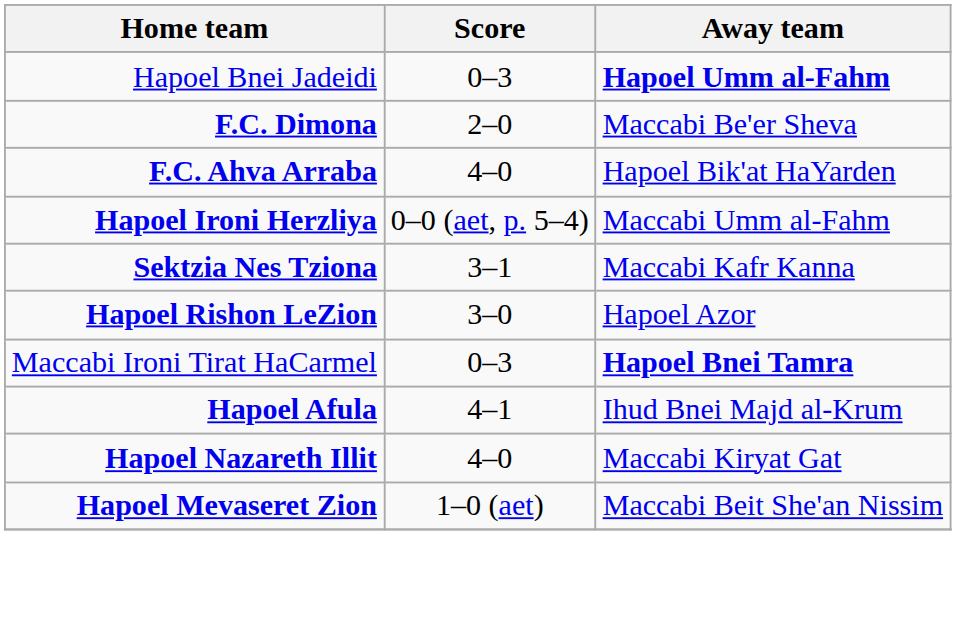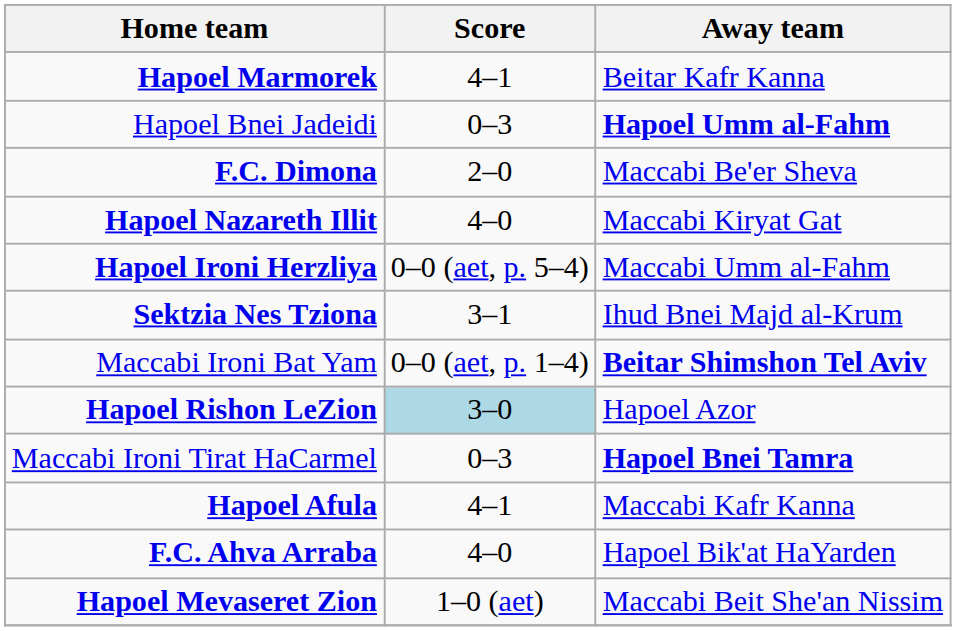+ row: (257, 76)
rows swapped: (241, 457) <-> (263, 171)
(729, 266) Maccabi Kafr Kanna -> (753, 314) Ihud Bnei Majd al-Krum
+ row: (237, 362)
(490, 314) no background -> (490, 409) lightblue background
(753, 409) Ihud Bnei Majd al-Krum -> (729, 505) Maccabi Kafr Kanna
